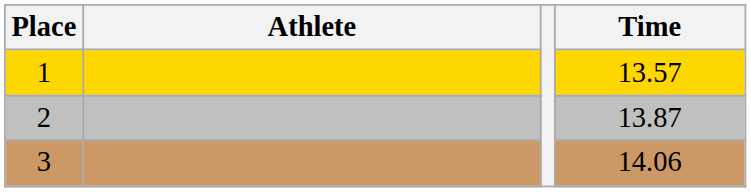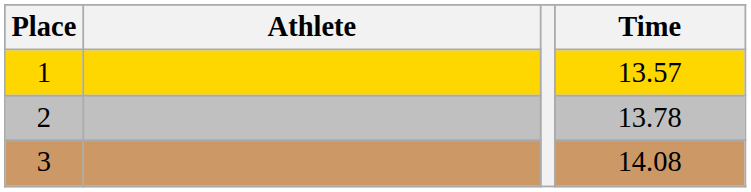(650, 117) 13.87 -> (650, 117) 13.78
(650, 162) 14.06 -> (650, 162) 14.08
